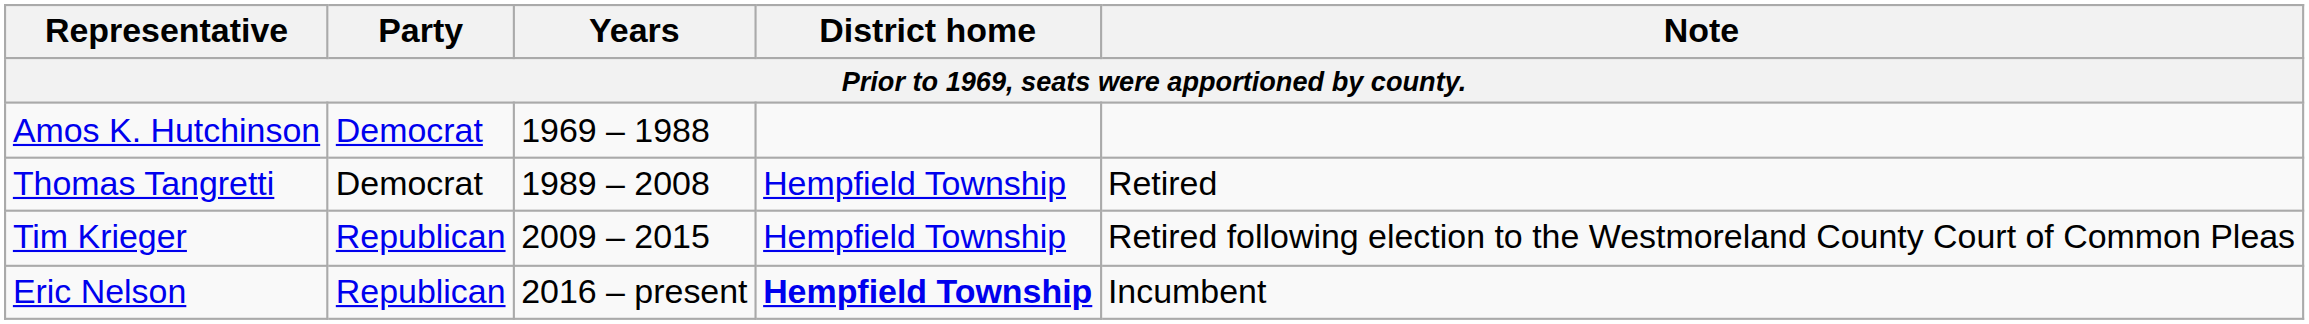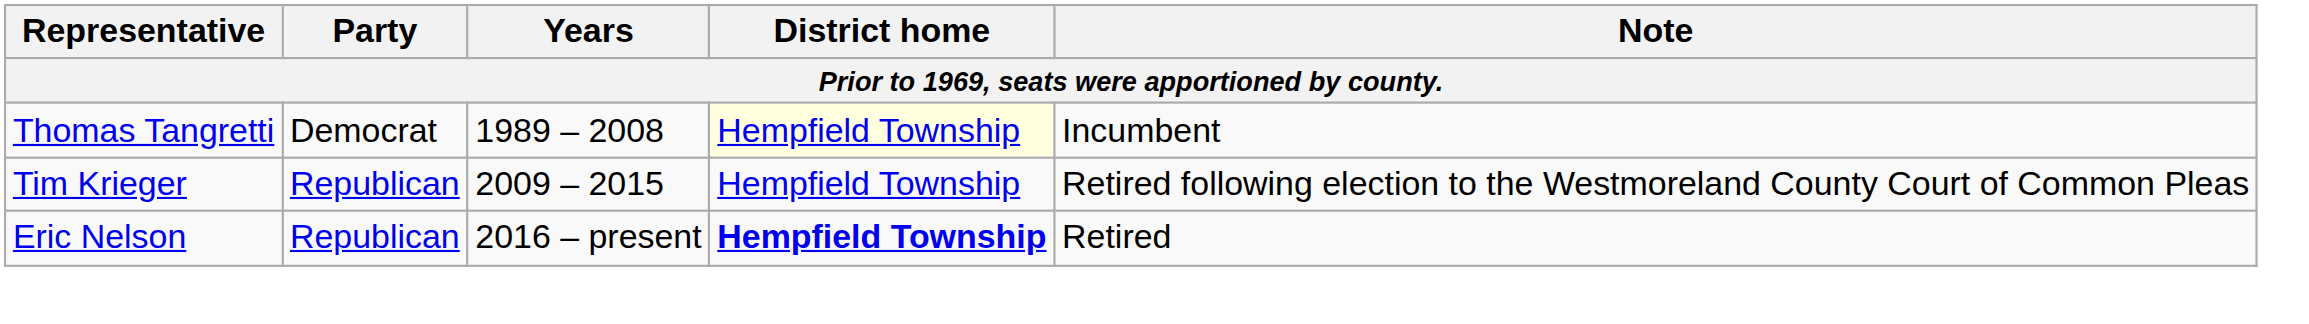- row: (167, 129)
(915, 183) no background -> (869, 129) lightyellow background
(1163, 183) Retired -> (1141, 129) Incumbent
(1187, 291) Incumbent -> (1117, 237) Retired
